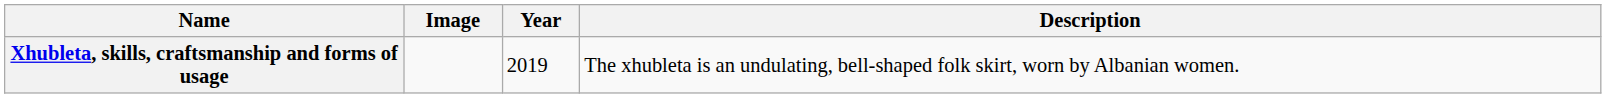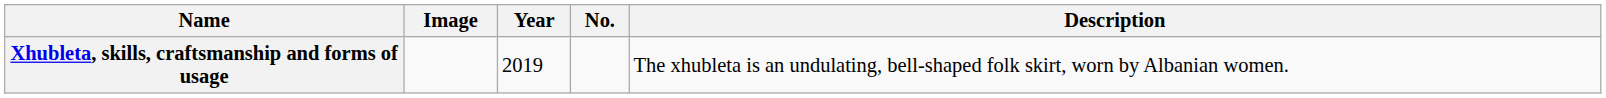+ column: (600, 20)
